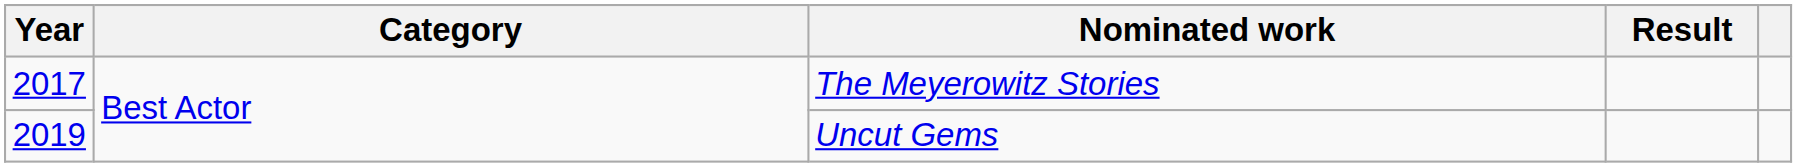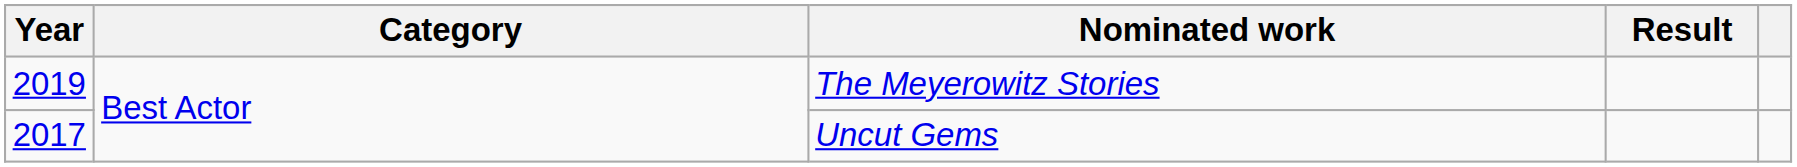(49, 82) 2017 -> (49, 82) 2019
(49, 135) 2019 -> (49, 135) 2017
